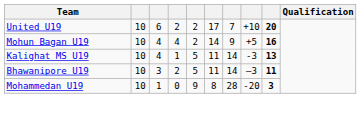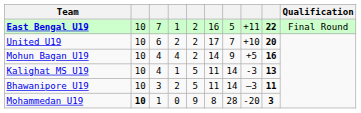+ row: (48, 27)
(140, 86) normal -> (140, 101) bold
